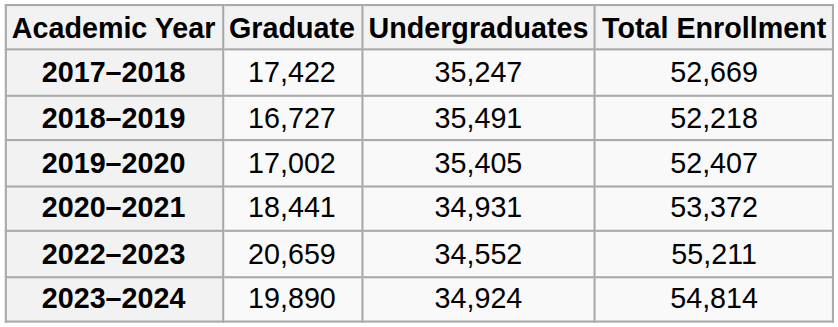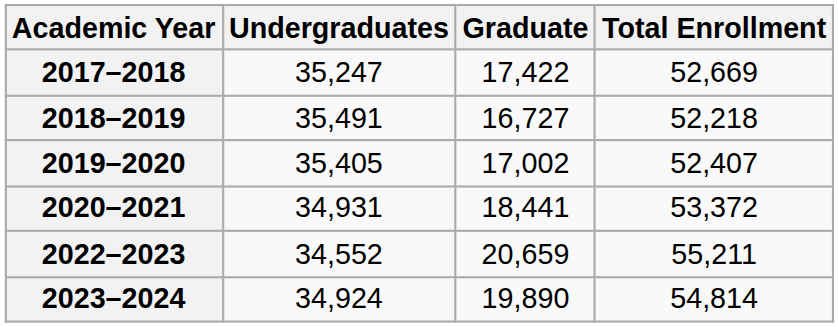columns swapped: (478, 28) <-> (292, 28)
